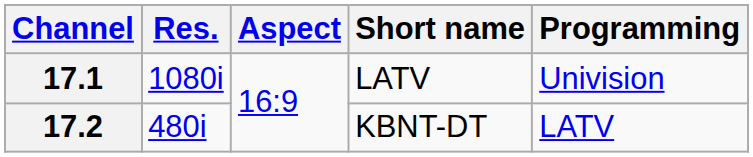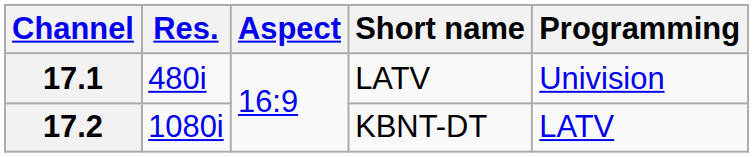(186, 77) 1080i -> (177, 77) 480i
(177, 126) 480i -> (186, 126) 1080i
